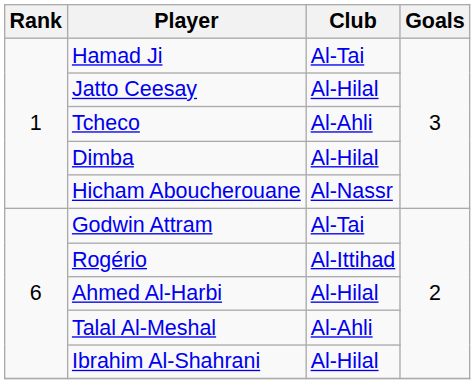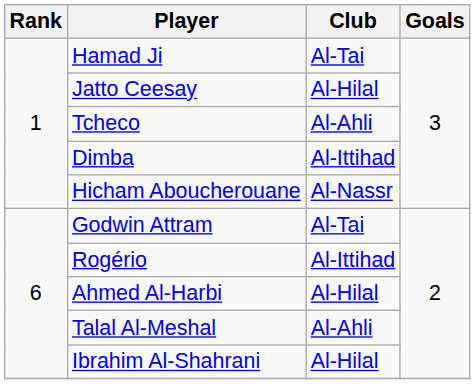(345, 157) Al-Hilal -> (353, 157) Al-Ittihad
